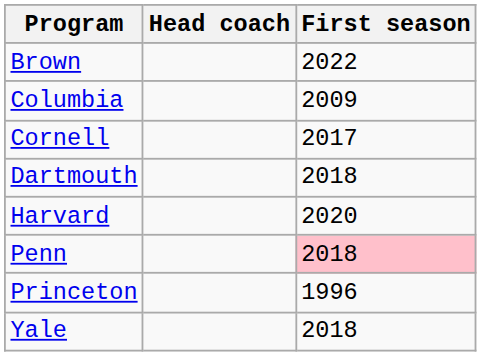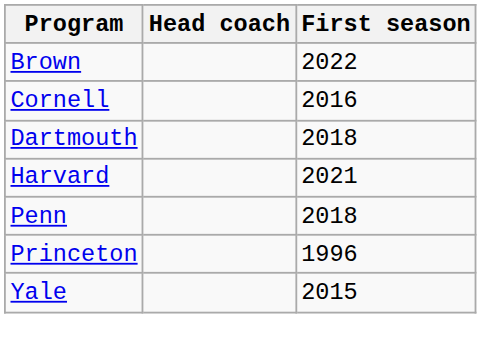- row: (67, 101)
(329, 139) 2017 -> (329, 101) 2016
(329, 216) 2020 -> (329, 177) 2021
(329, 254) pink background -> (329, 216) no background
(329, 331) 2018 -> (329, 293) 2015
